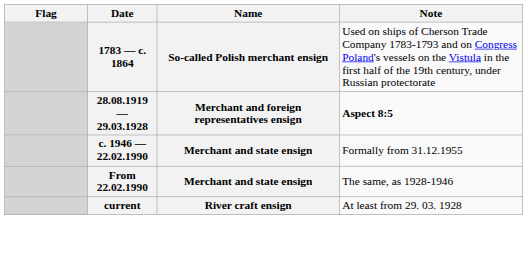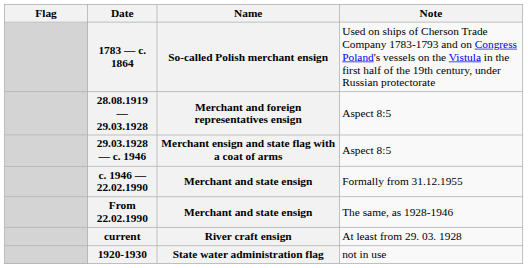(368, 113) bold -> (367, 113) normal
+ row: (122, 150)
+ row: (122, 254)
